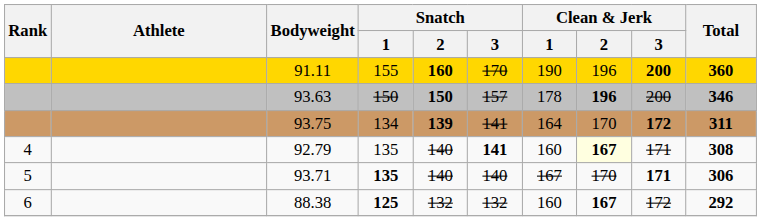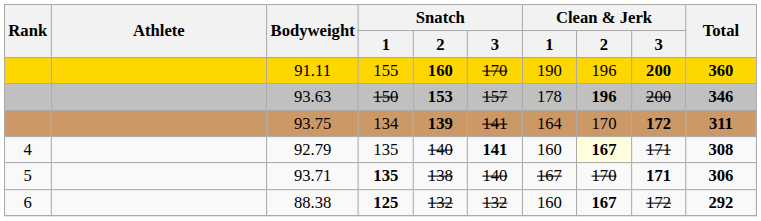(440, 96) 150 -> (440, 96) 153
(440, 176) 140 -> (440, 176) 138
